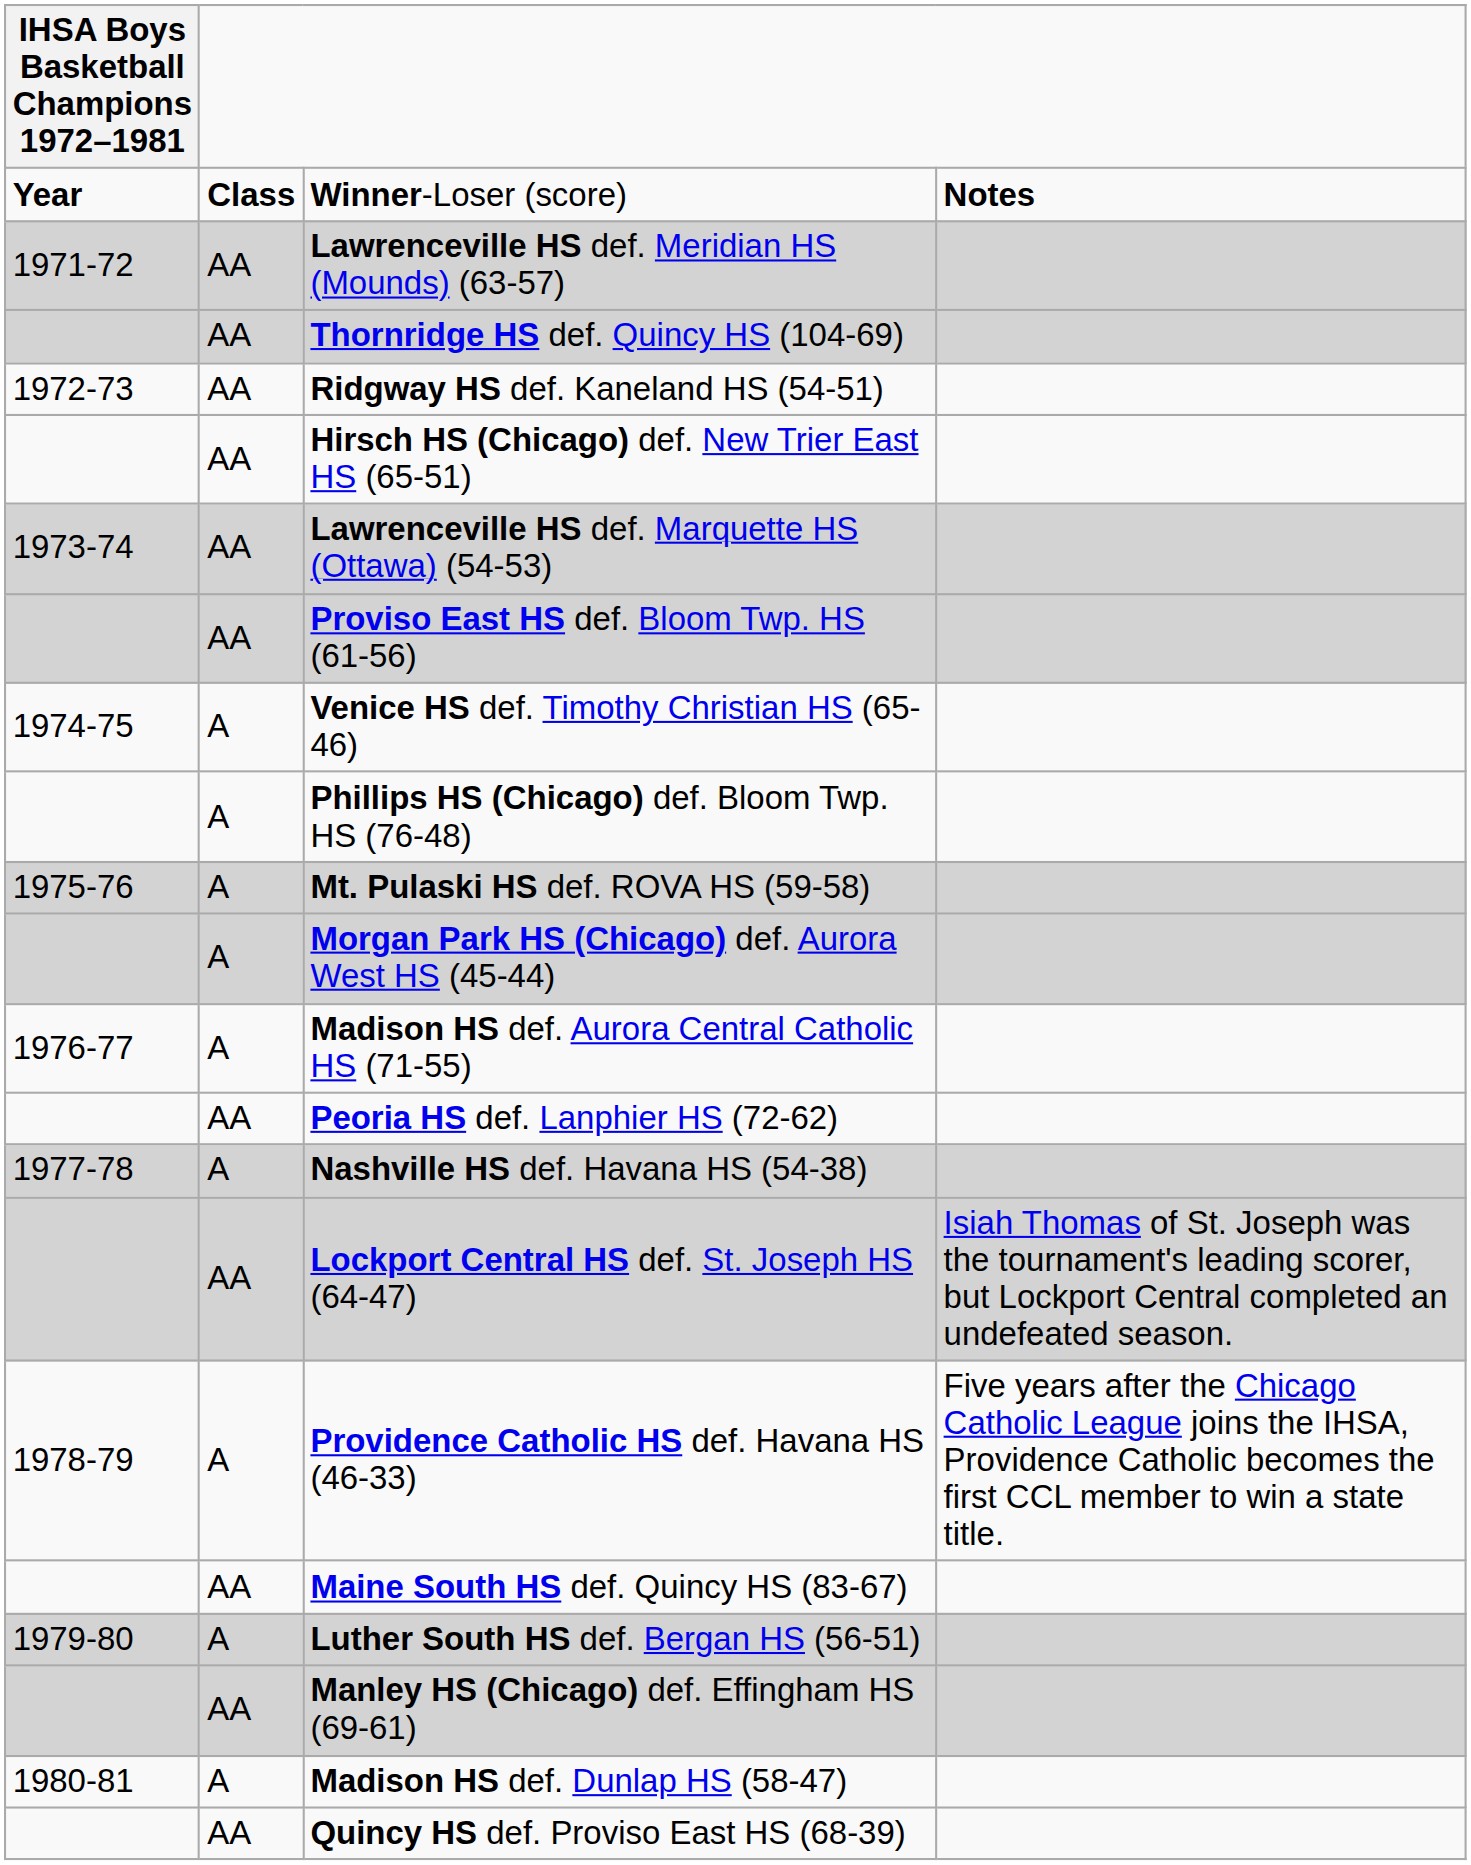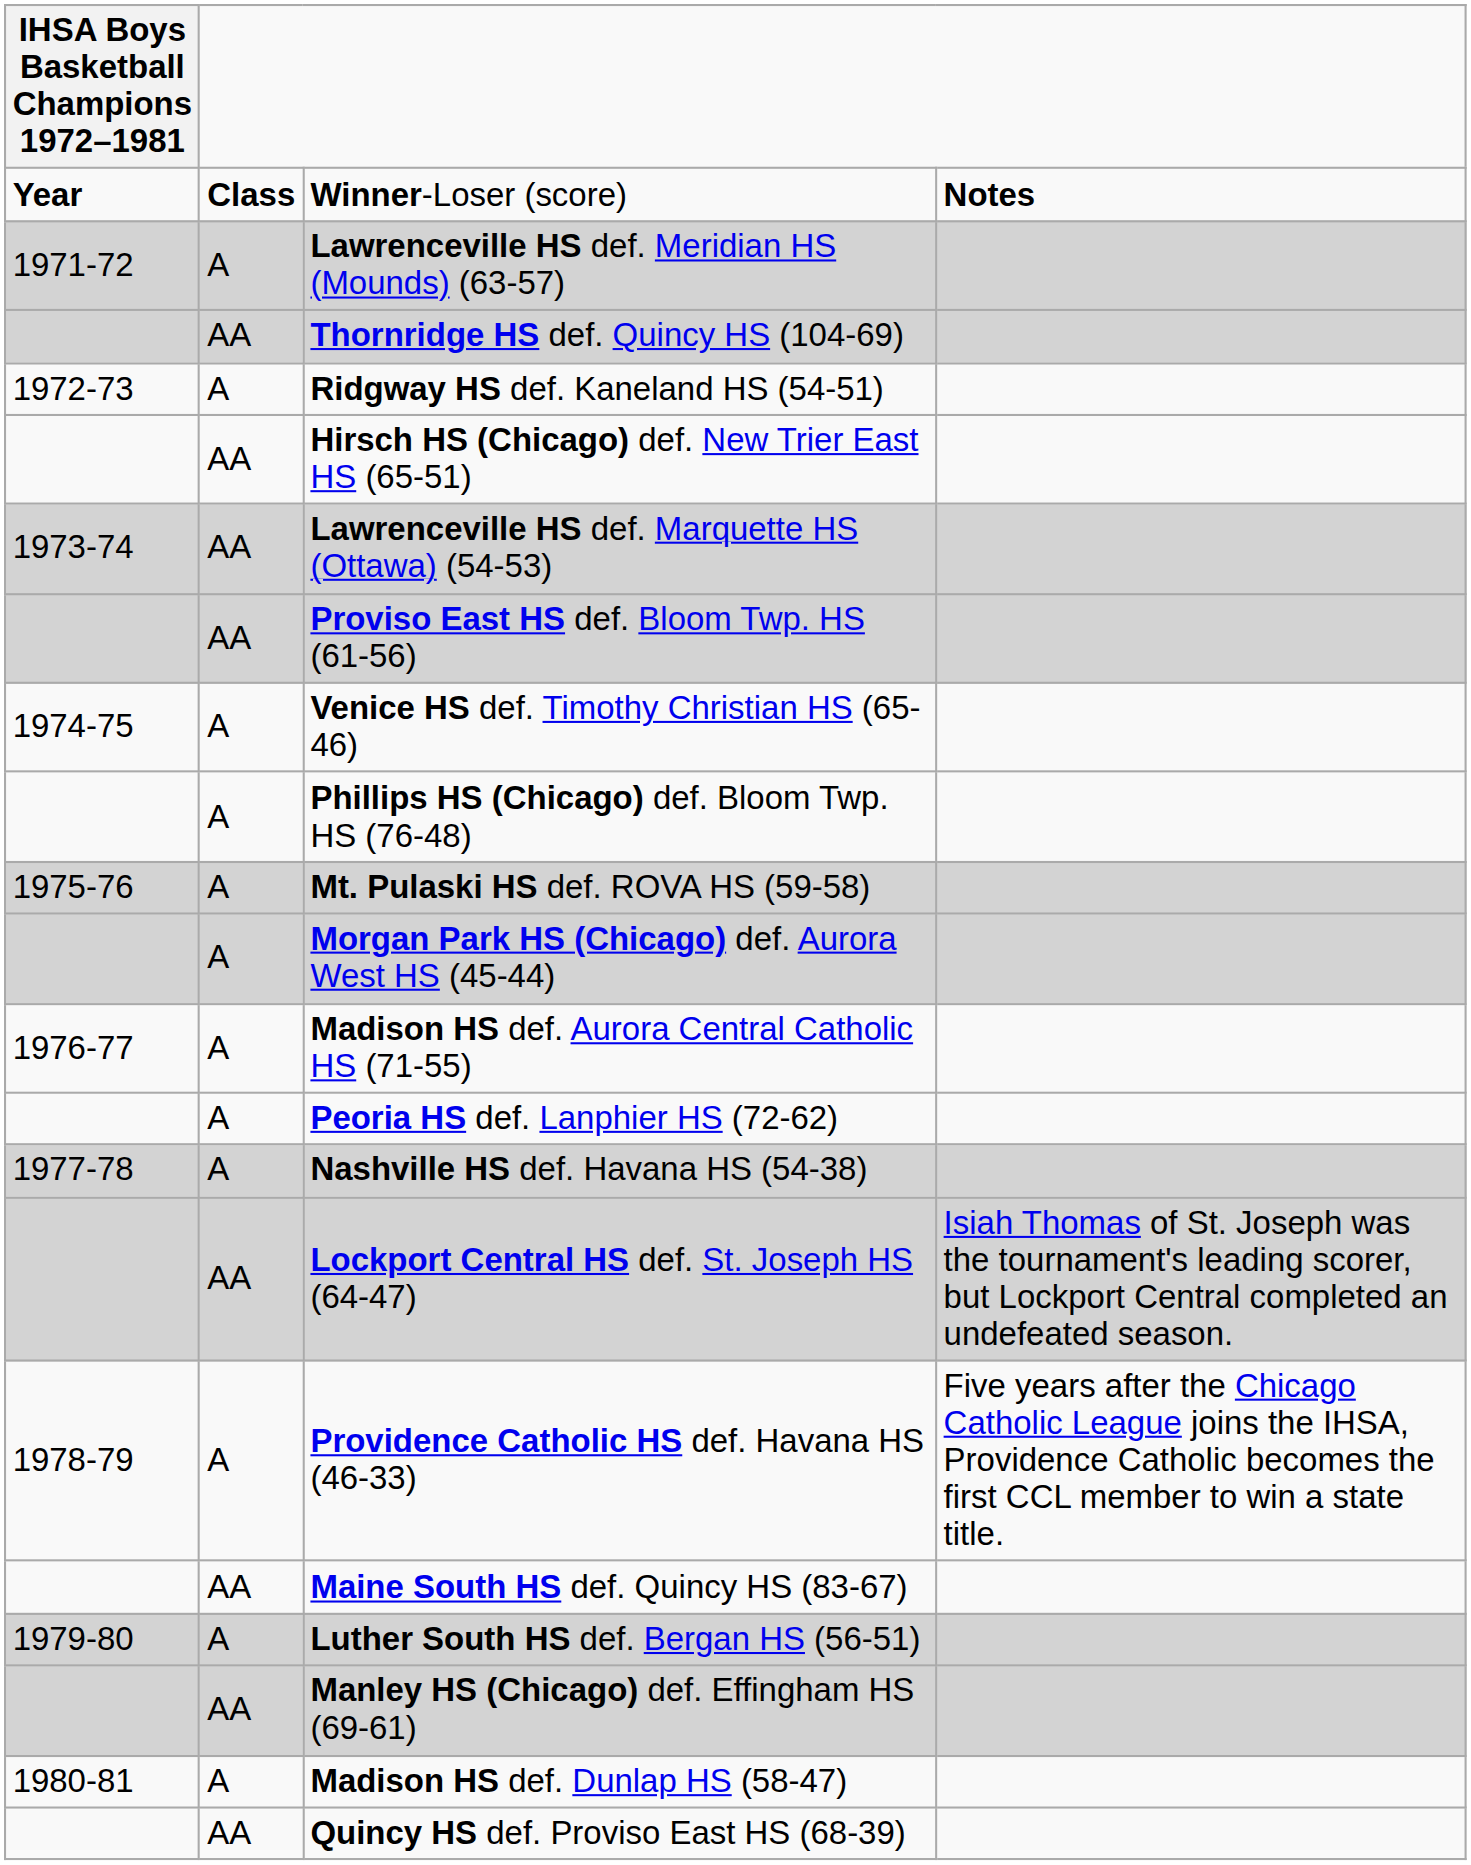(229, 264) AA -> (218, 264) A
(229, 388) AA -> (218, 388) A
(229, 1118) AA -> (218, 1118) A
